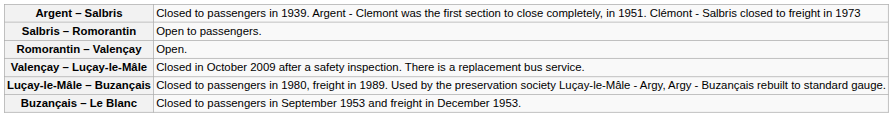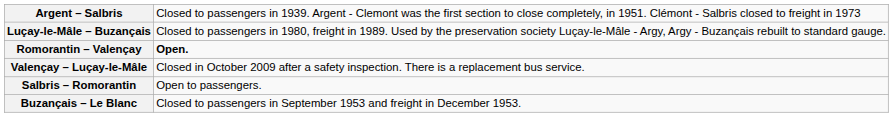rows swapped: (79, 31) <-> (79, 85)
(172, 49) normal -> (172, 49) bold
